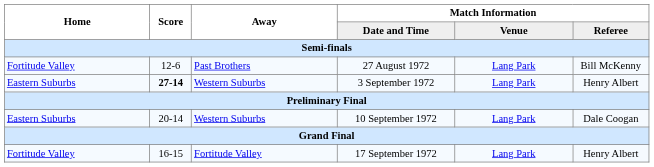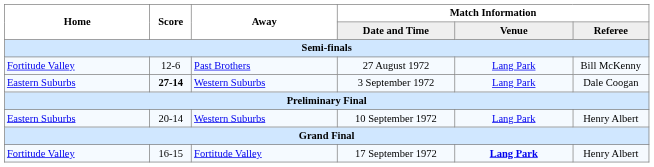(611, 83) Henry Albert -> (611, 83) Dale Coogan
(611, 118) Dale Coogan -> (611, 118) Henry Albert
(514, 153) normal -> (514, 153) bold
